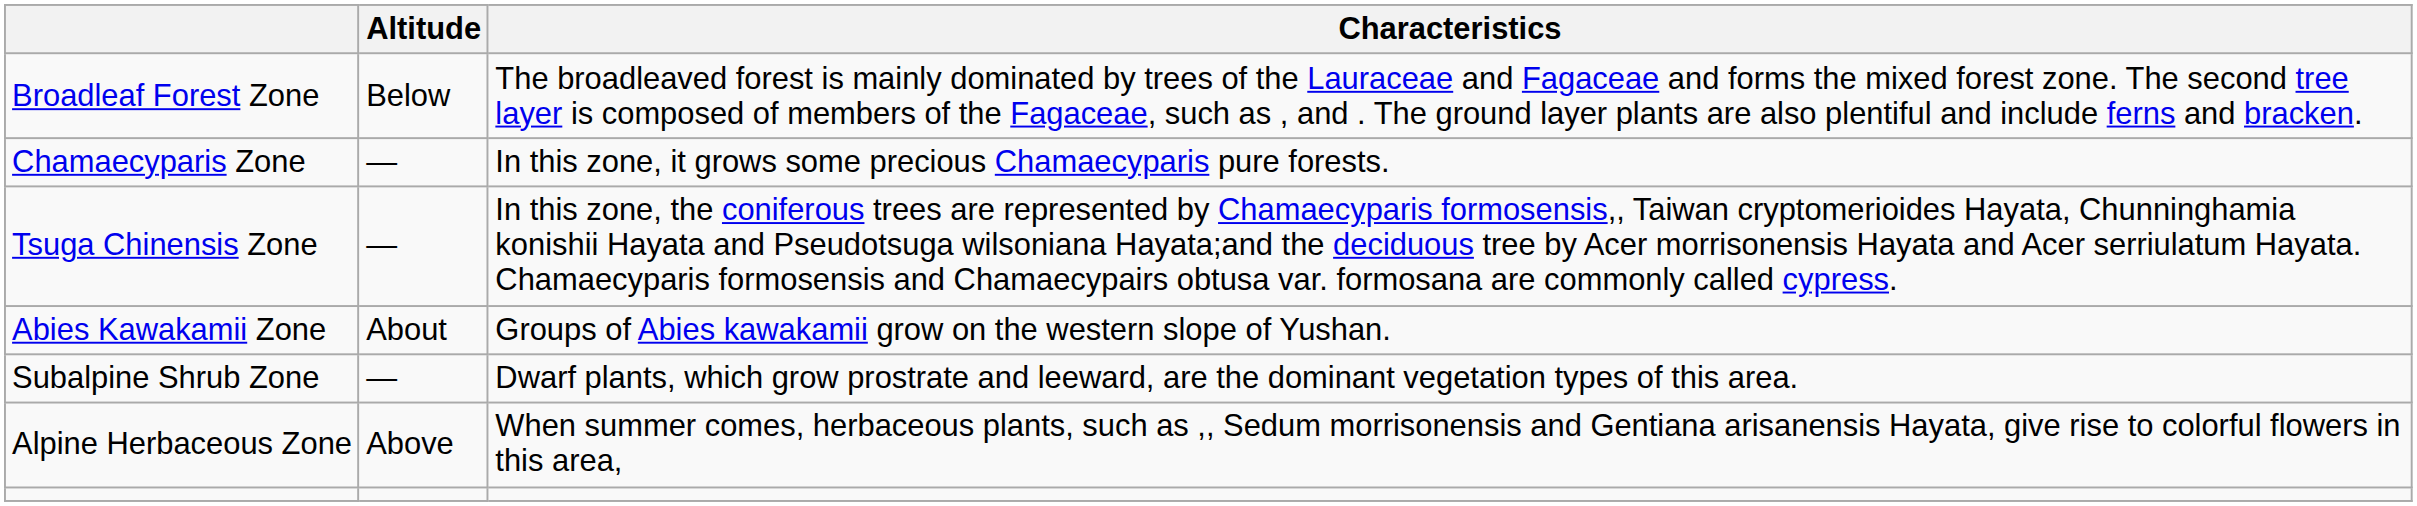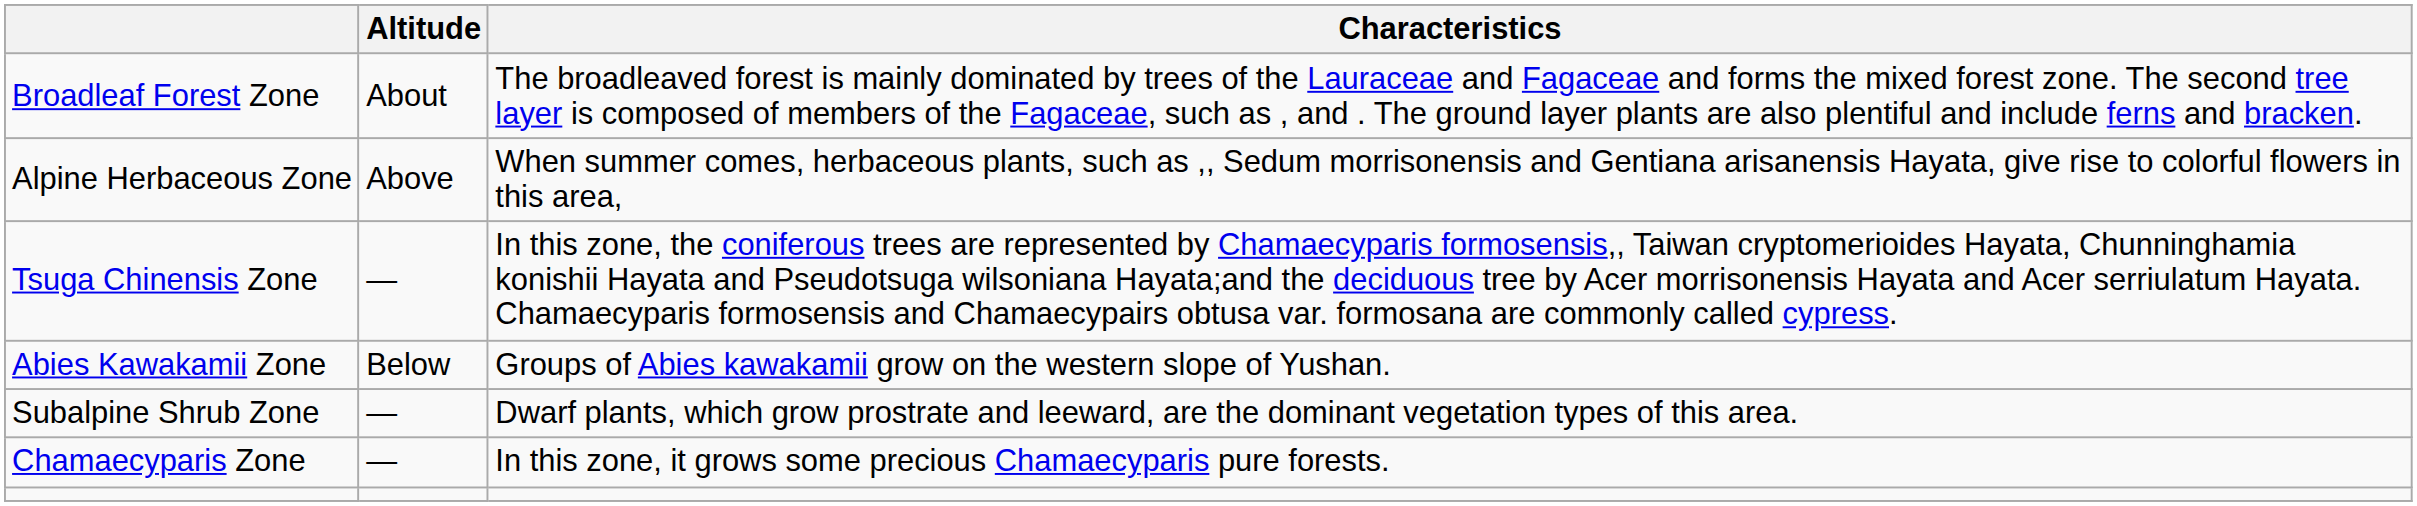(408, 95) Below -> (407, 95) About
rows swapped: (159, 161) <-> (182, 444)
(407, 329) About -> (408, 363) Below
